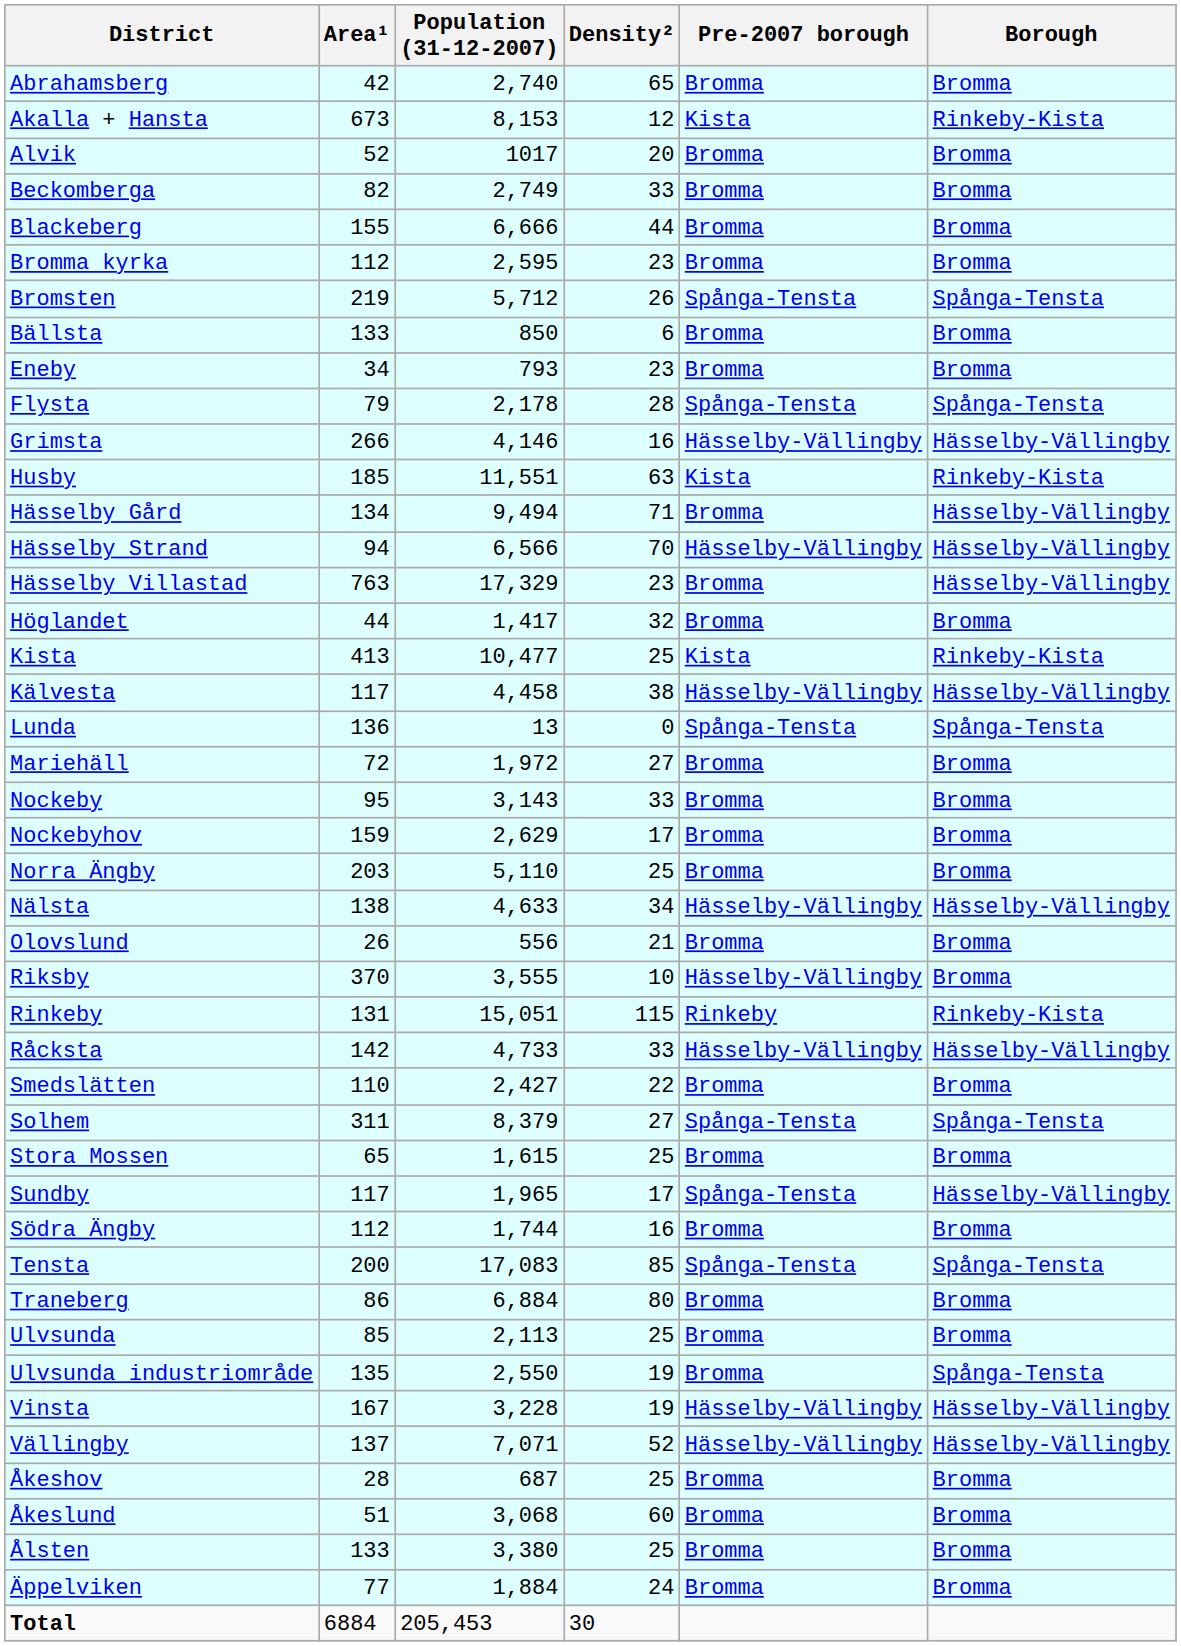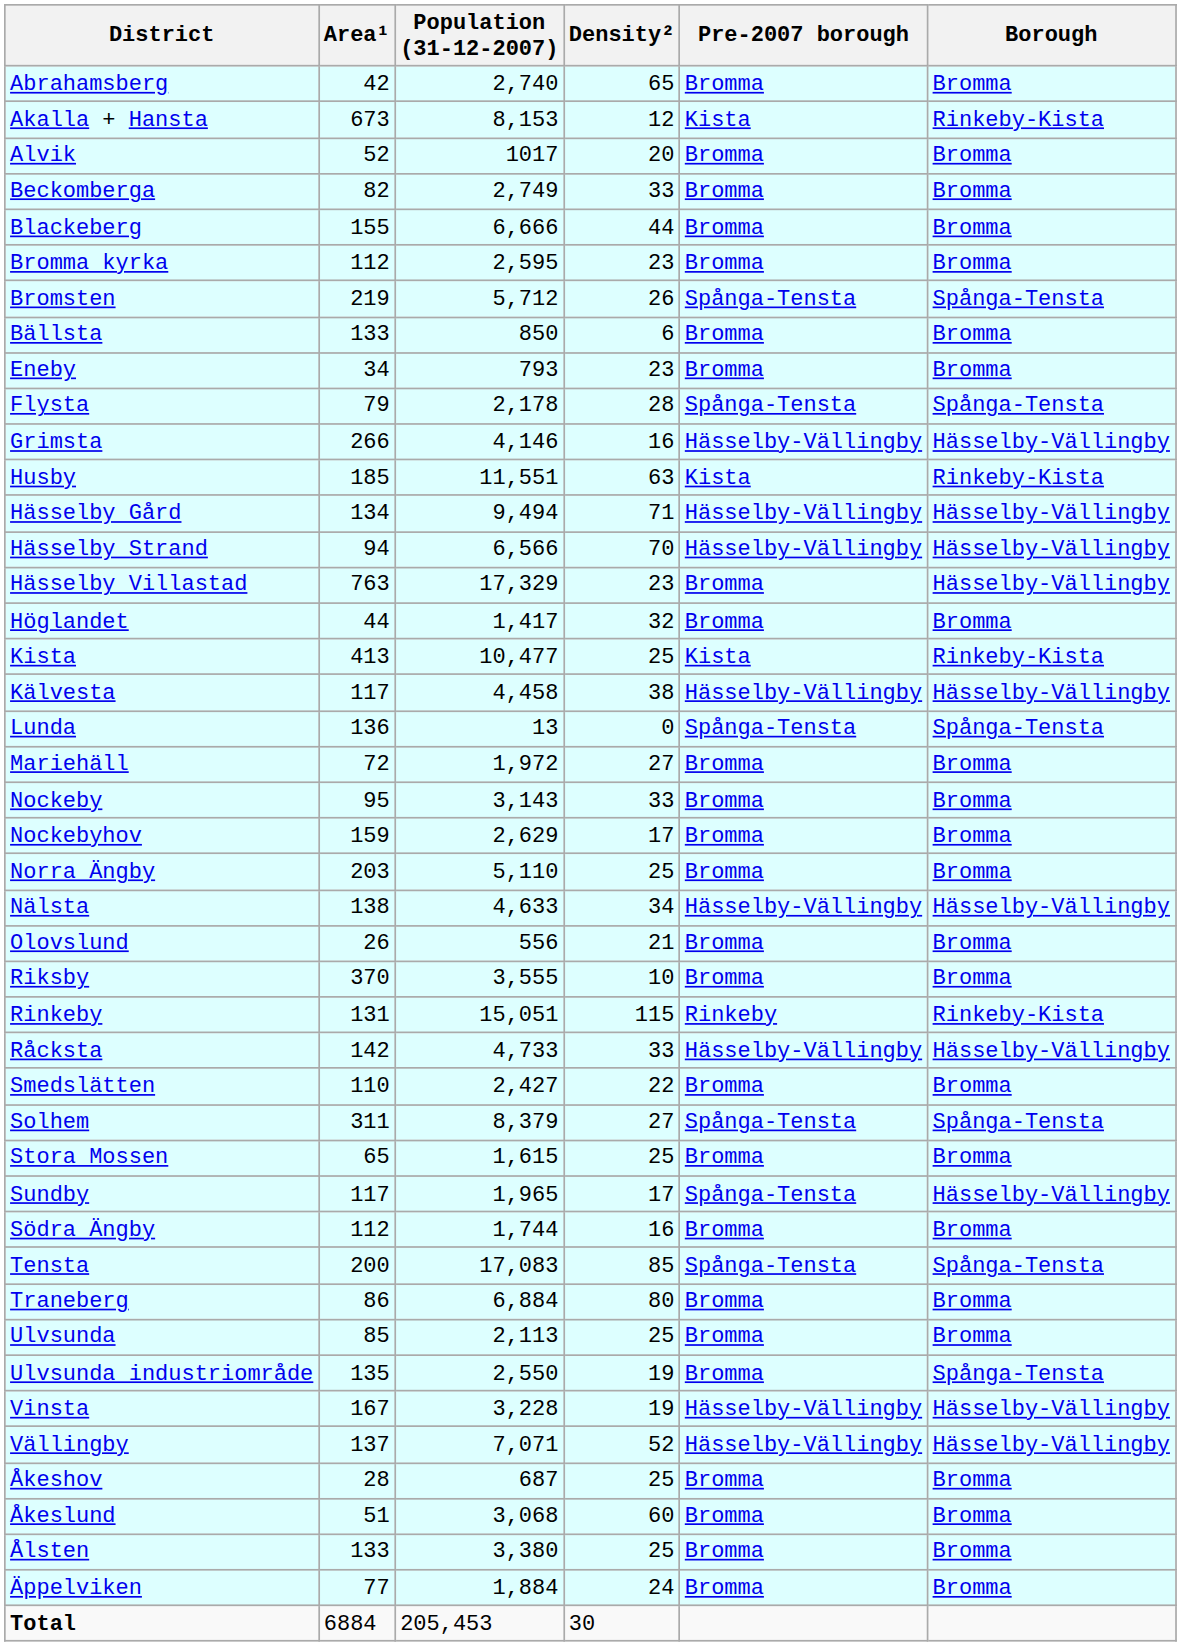(724, 514) Bromma -> (803, 514) Hässelby-Vällingby
(803, 979) Hässelby-Vällingby -> (724, 979) Bromma
